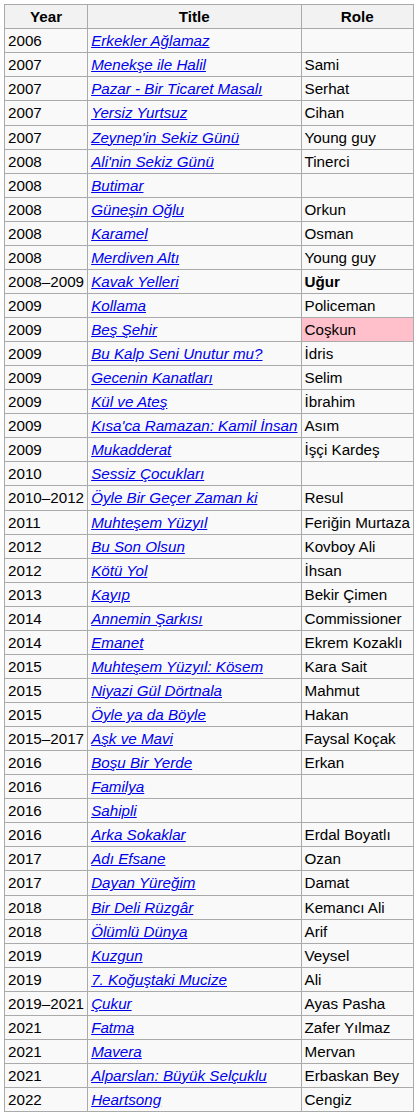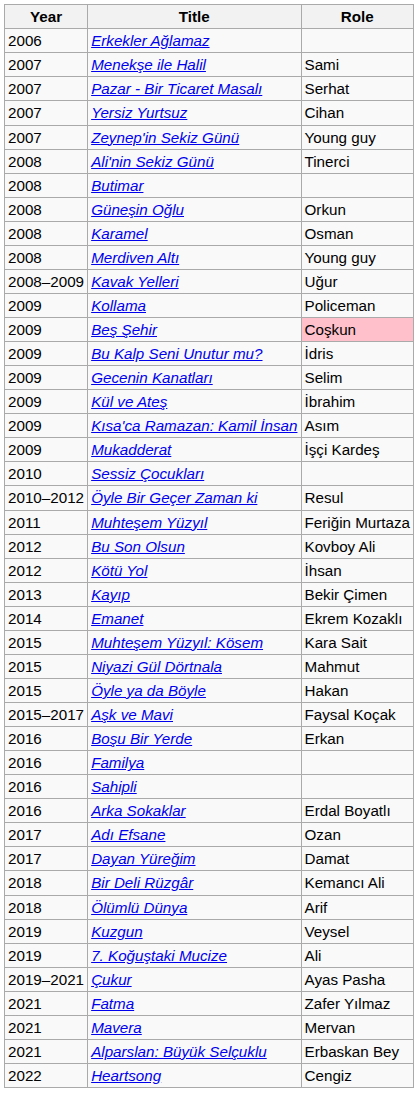(322, 281) bold -> (321, 281) normal
- row: (147, 618)
